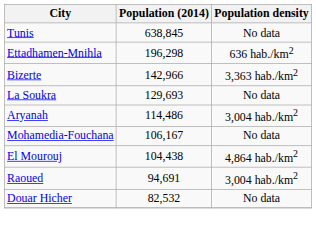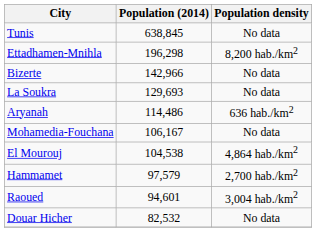(262, 53) 636 hab./km2 -> (262, 53) 8,200 hab./km2
(262, 75) 3,363 hab./km2 -> (262, 73) No data
(262, 115) 3,004 hab./km2 -> (262, 112) 636 hab./km2
(164, 156) 104,438 -> (164, 153) 104,538
+ row: (35, 175)
(164, 178) 94,691 -> (164, 197) 94,601
